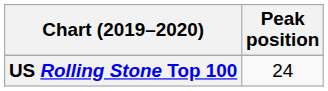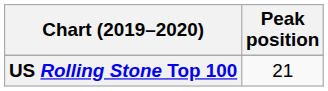(283, 70) 24 -> (283, 70) 21
